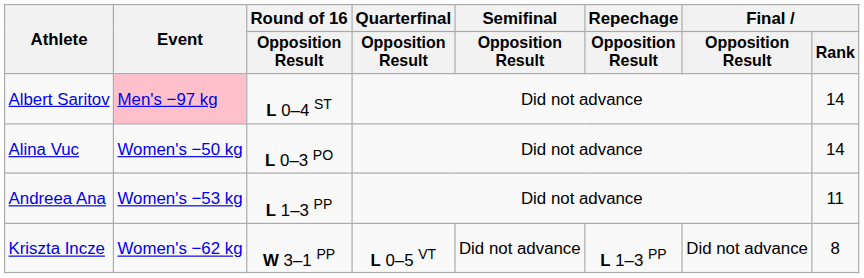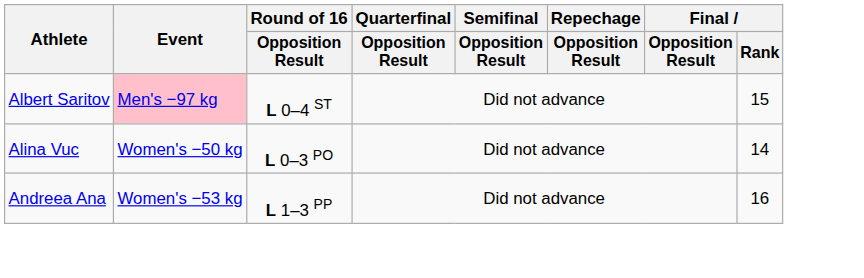(835, 99) 14 -> (760, 99) 15
(835, 199) 11 -> (760, 199) 16
- row: (57, 248)
